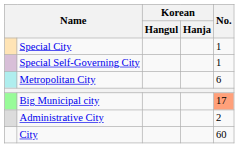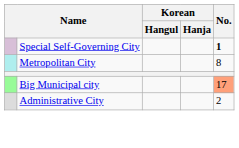- row: (46, 46)
(219, 63) normal -> (219, 46) bold
(219, 79) 6 -> (219, 63) 8
- row: (29, 134)
